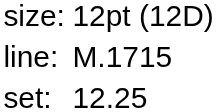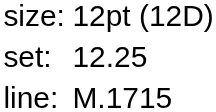rows swapped: (28, 98) <-> (31, 57)
